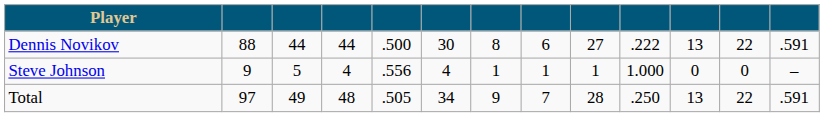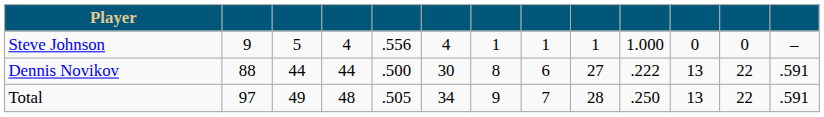rows swapped: (64, 44) <-> (57, 71)
